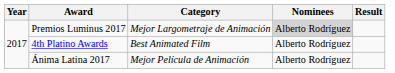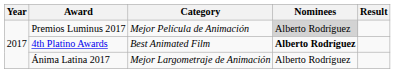(200, 28) Mejor Largometraje de Animación -> (190, 28) Mejor Película de Animación
(313, 44) normal -> (315, 44) bold
(190, 60) Mejor Película de Animación -> (200, 60) Mejor Largometraje de Animación
